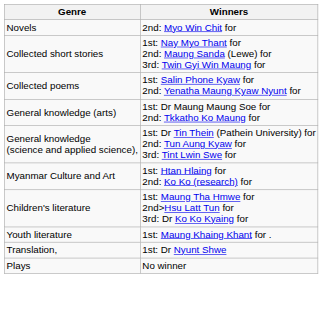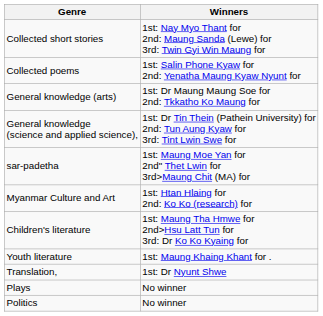- row: (21, 27)
+ row: (33, 166)
+ row: (22, 303)
